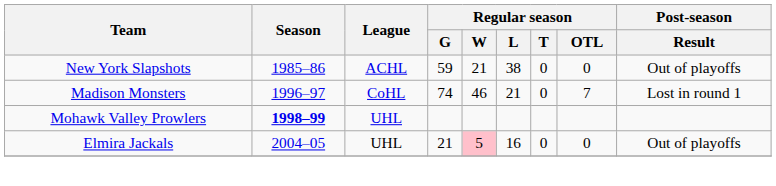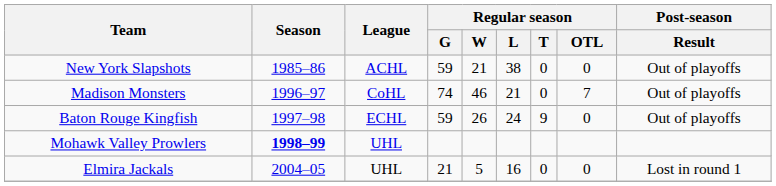(694, 93) Lost in round 1 -> (694, 93) Out of playoffs
+ row: (128, 118)
(479, 143) pink background -> (479, 169) no background
(694, 143) Out of playoffs -> (694, 169) Lost in round 1
